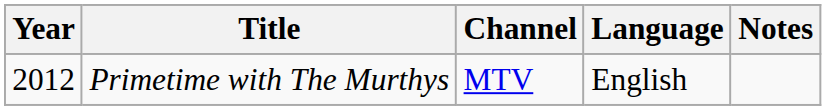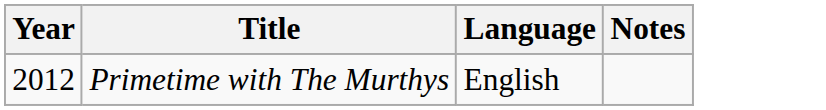- column: (520, 29)
